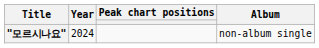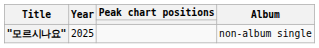(83, 34) 2024 -> (83, 34) 2025
